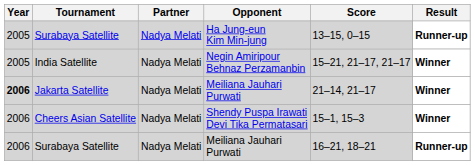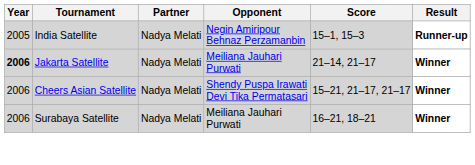- row: (77, 35)
(361, 63) 15–21, 21–17, 21–17 -> (338, 35) 15–1, 15–3
(433, 63) Winner -> (441, 35) Runner-up
(338, 119) 15–1, 15–3 -> (361, 91) 15–21, 21–17, 21–17
(441, 147) Runner-up -> (433, 119) Winner
